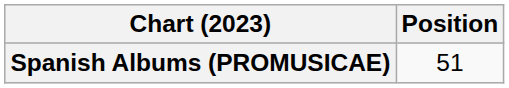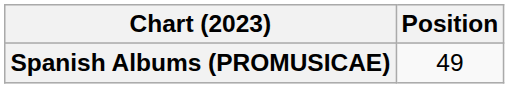(450, 62) 51 -> (450, 62) 49
